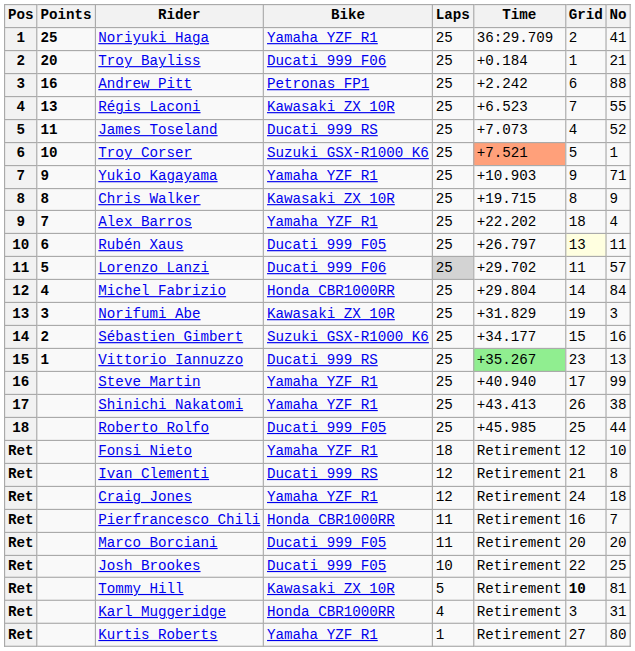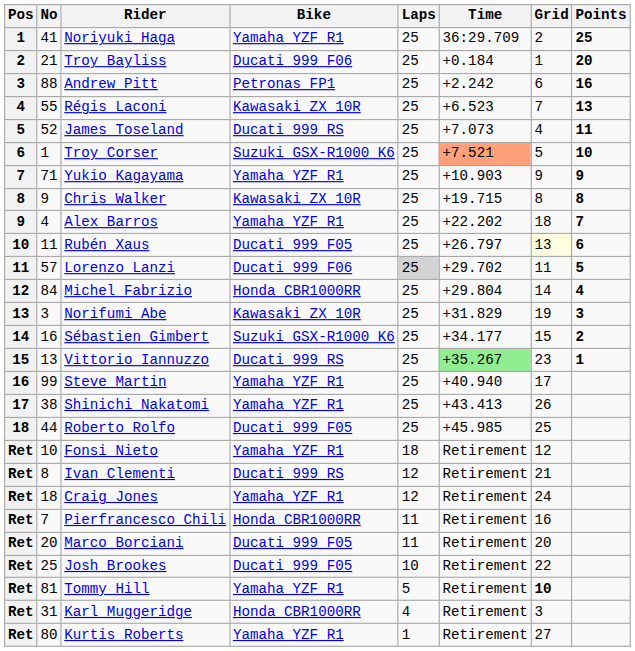columns swapped: (618, 16) <-> (66, 16)
(331, 590) Kawasaki ZX 10R -> (288, 590) Yamaha YZF R1
